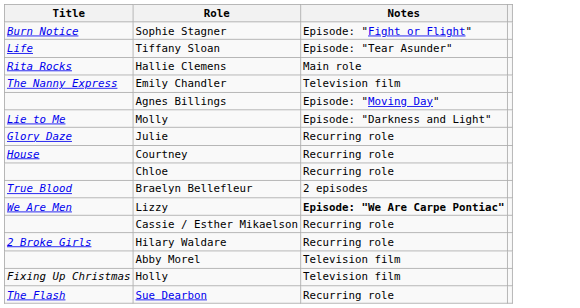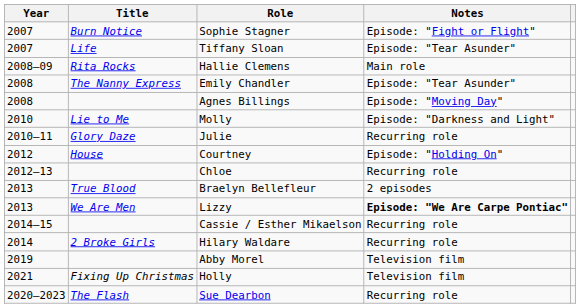+ column: (36, 13)
(352, 84) Television film -> (441, 84) Episode: "Tear Asunder"
(349, 154) Recurring role -> (435, 154) Episode: "Holding On"
